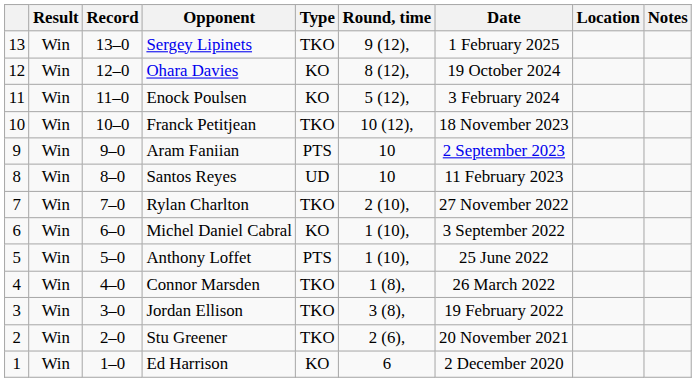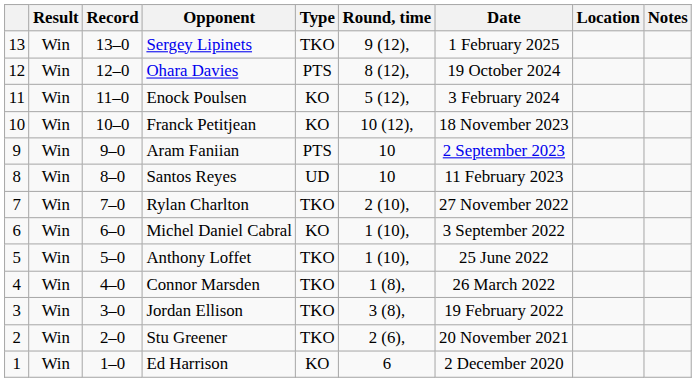(317, 71) KO -> (317, 71) PTS
(317, 124) TKO -> (317, 124) KO
(317, 257) PTS -> (317, 257) TKO
